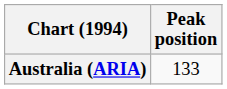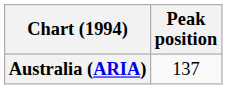(186, 68) 133 -> (186, 68) 137
